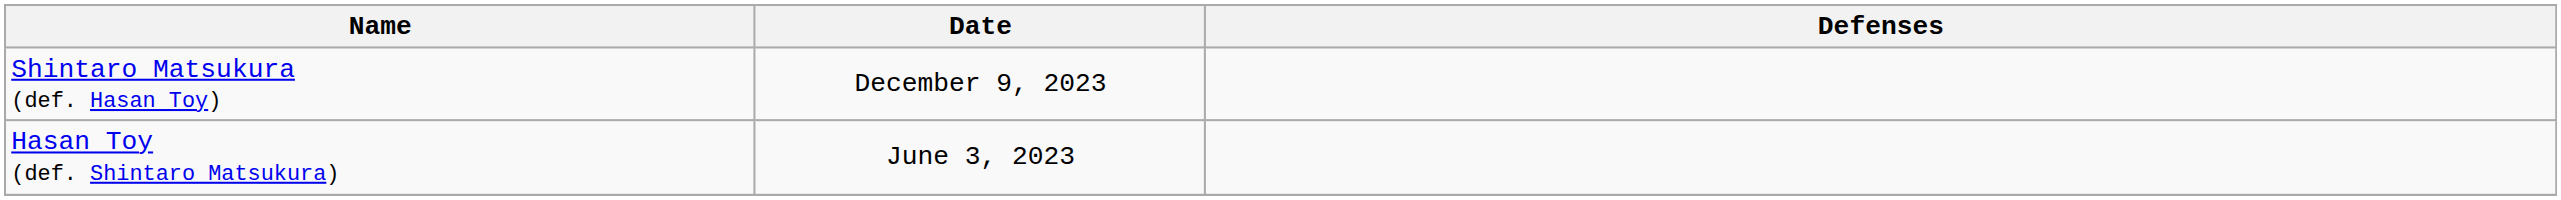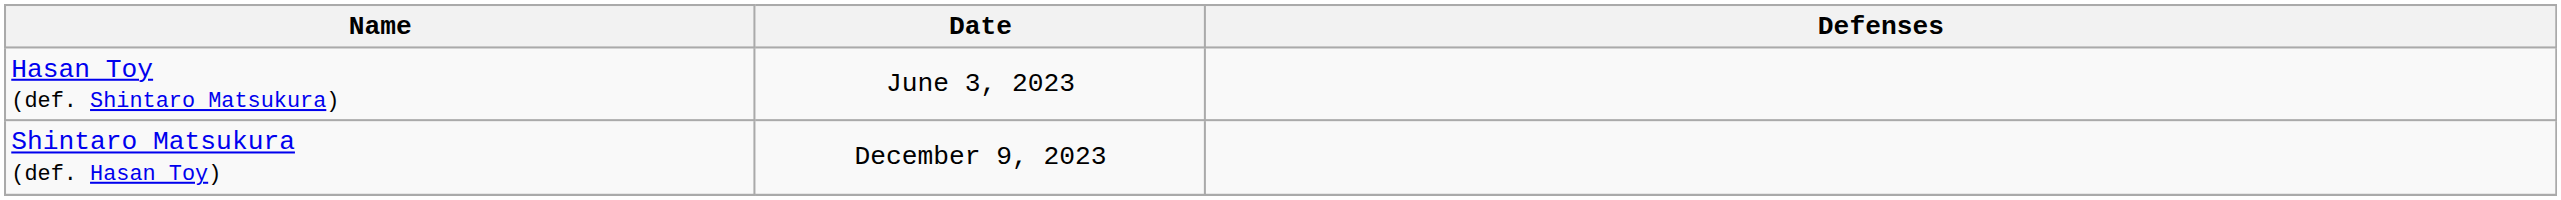rows swapped: (175, 156) <-> (153, 83)
